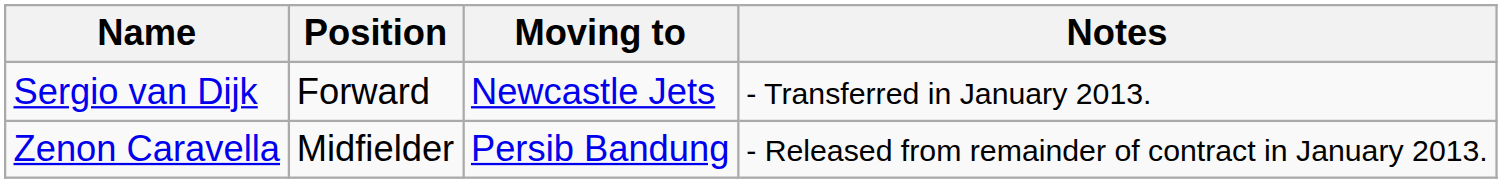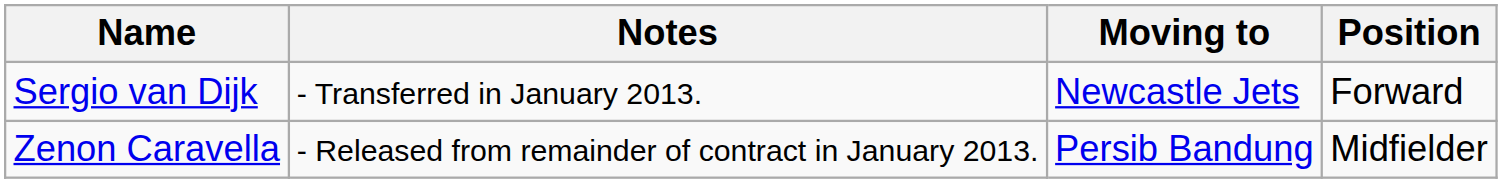columns swapped: (375, 33) <-> (1117, 33)
